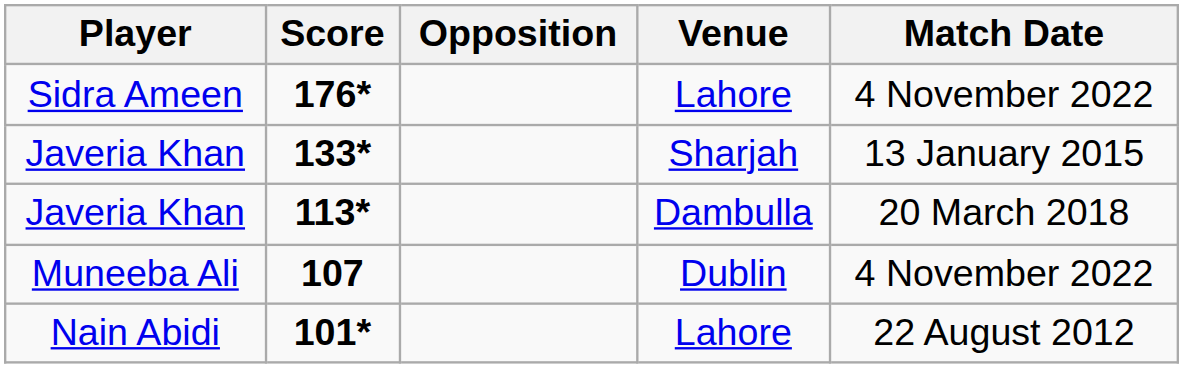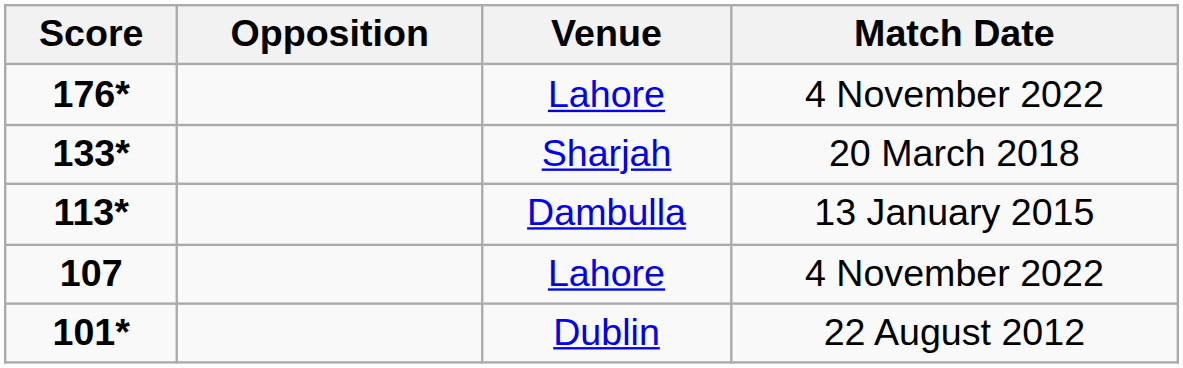- column: (135, 34)
(1004, 153) 13 January 2015 -> (954, 153) 20 March 2018
(1004, 213) 20 March 2018 -> (954, 213) 13 January 2015
(733, 272) Dublin -> (606, 272) Lahore
(733, 332) Lahore -> (606, 332) Dublin
